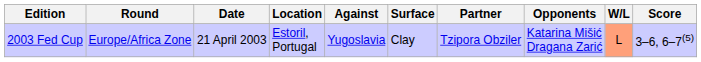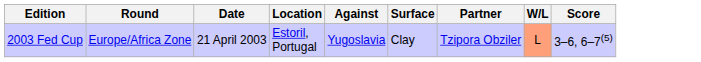- column: (565, 13)
